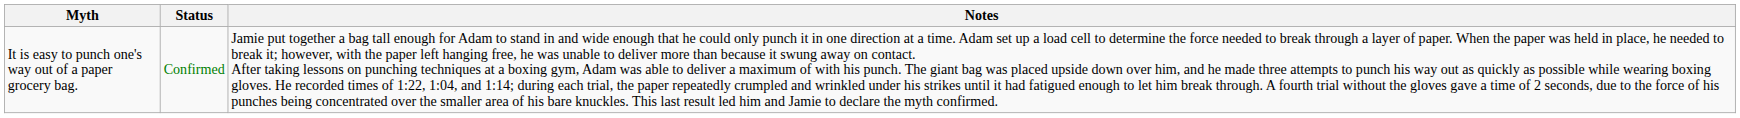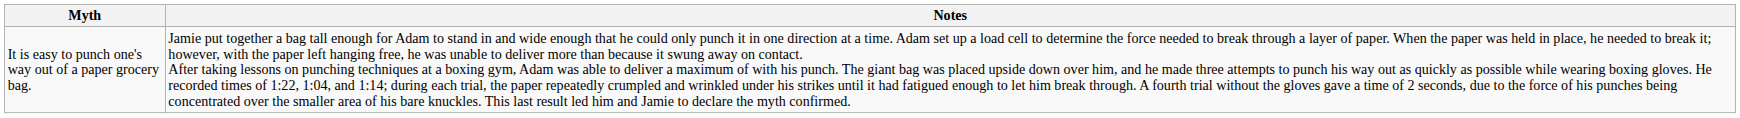- column: (194, 15)
